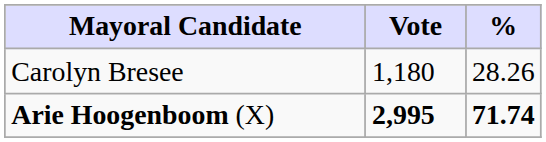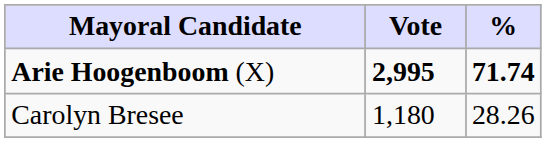rows swapped: (143, 114) <-> (97, 70)
